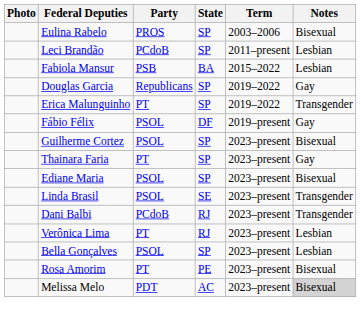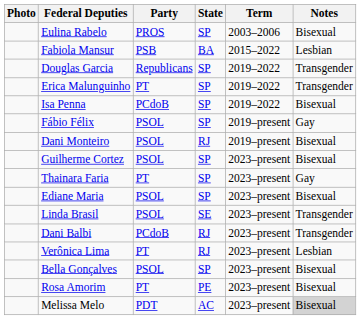- row: (72, 50)
(305, 86) Gay -> (324, 68) Transgender
+ row: (63, 104)
(205, 123) DF -> (204, 123) SP
+ row: (75, 141)
(314, 251) Lesbian -> (316, 269) Bisexual
